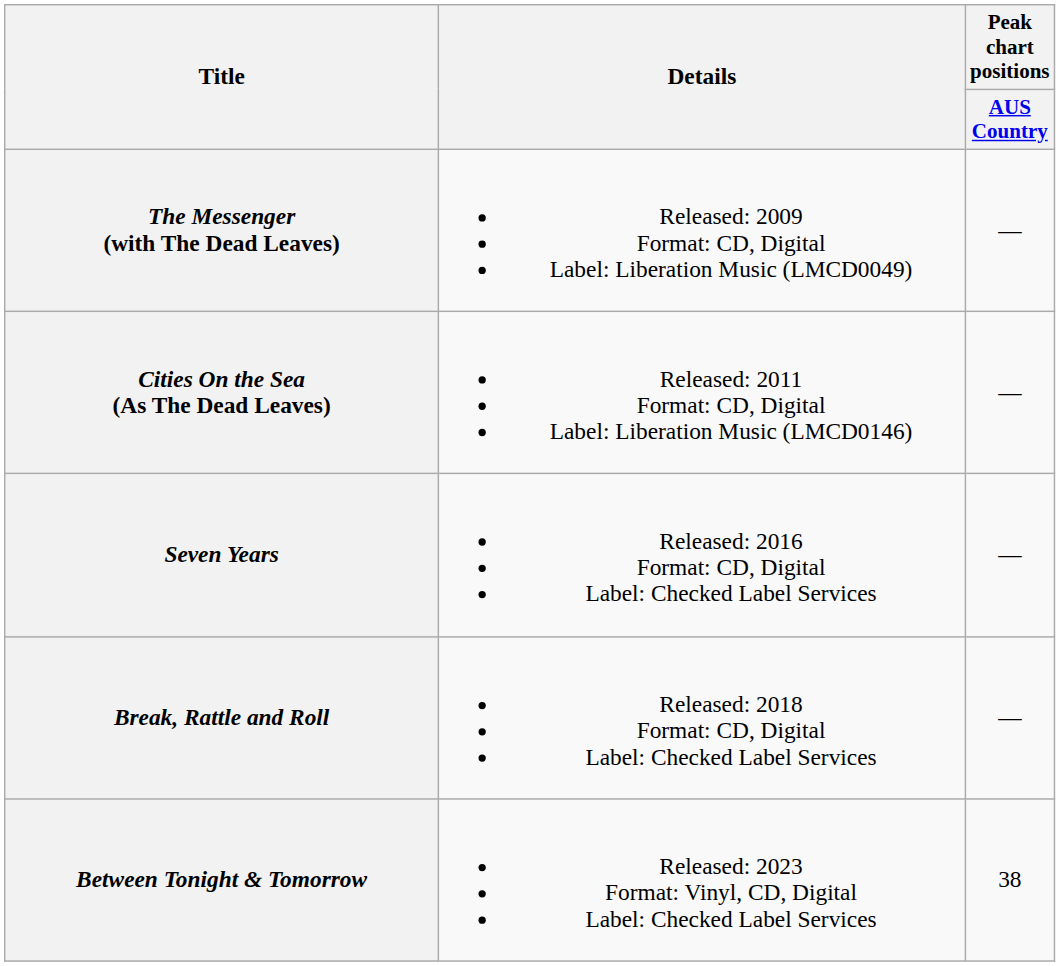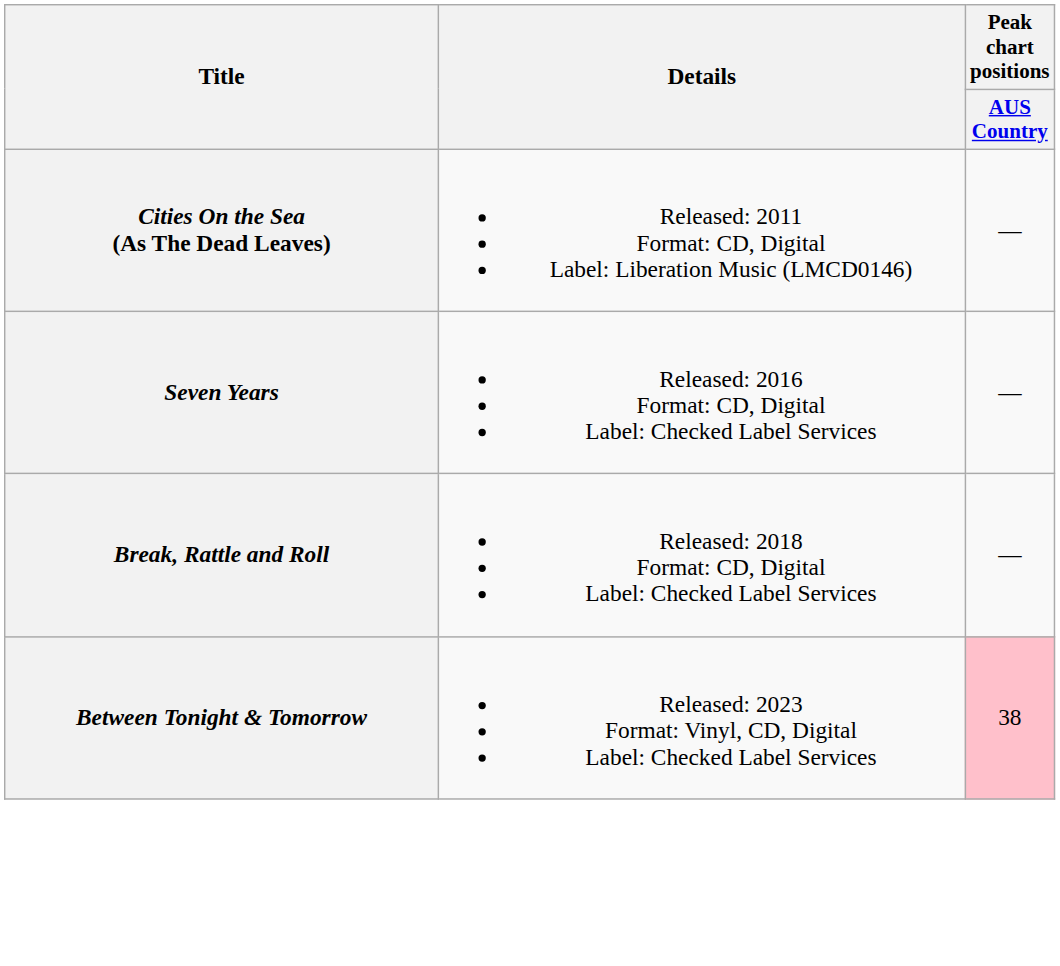- row: (222, 229)
(1010, 880) no background -> (1010, 717) pink background
